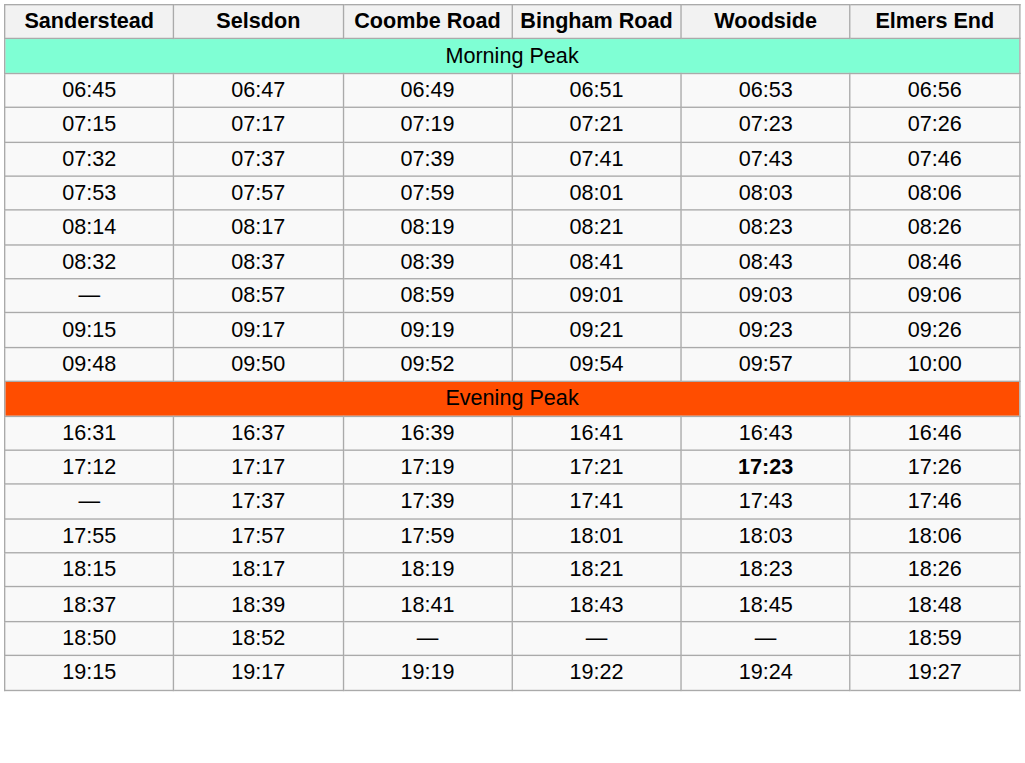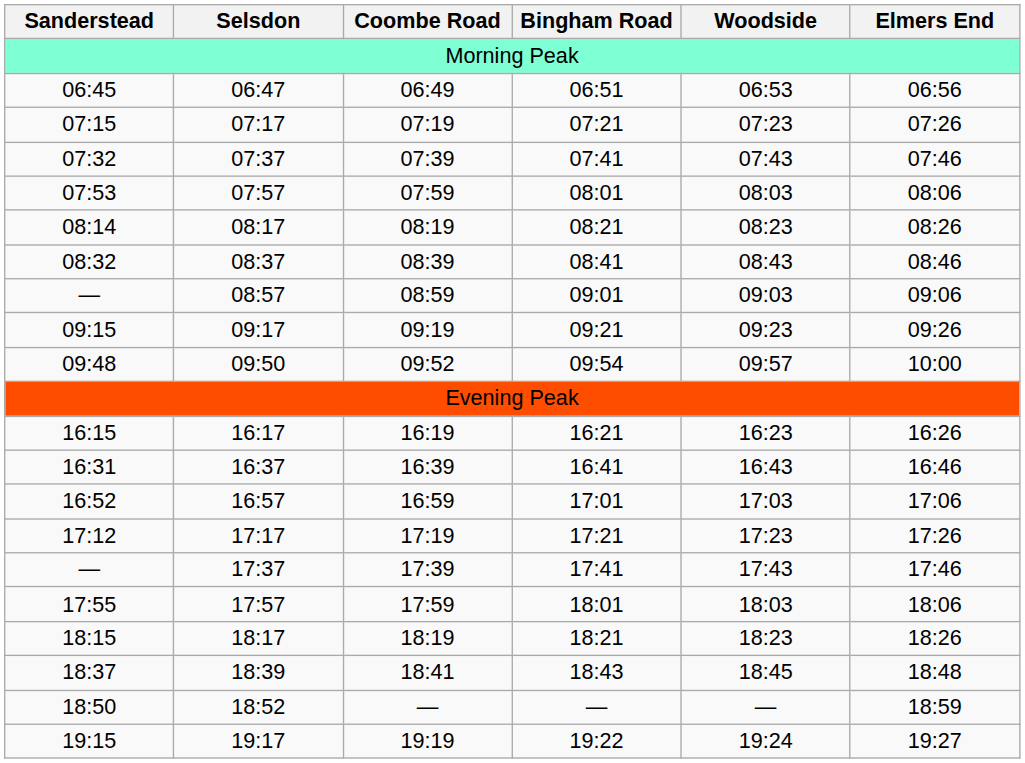+ row: (258, 432)
+ row: (258, 501)
(766, 466) bold -> (766, 535) normal
